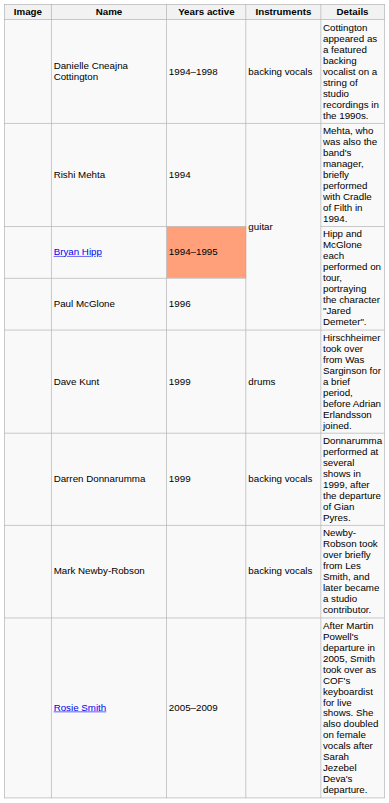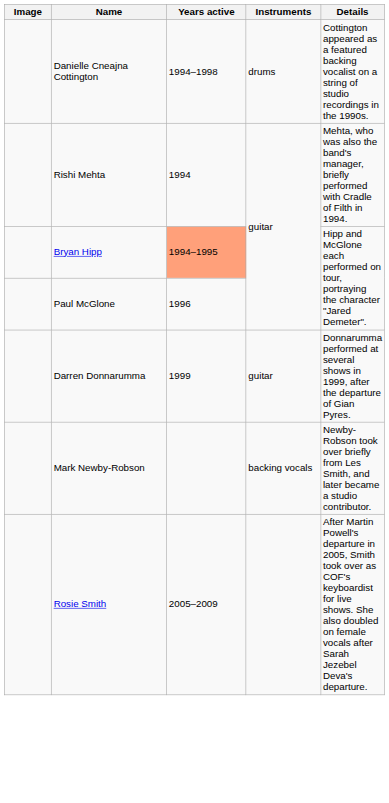(280, 71) backing vocals -> (262, 71) drums
- row: (76, 381)
(280, 479) backing vocals -> (261, 376) guitar
